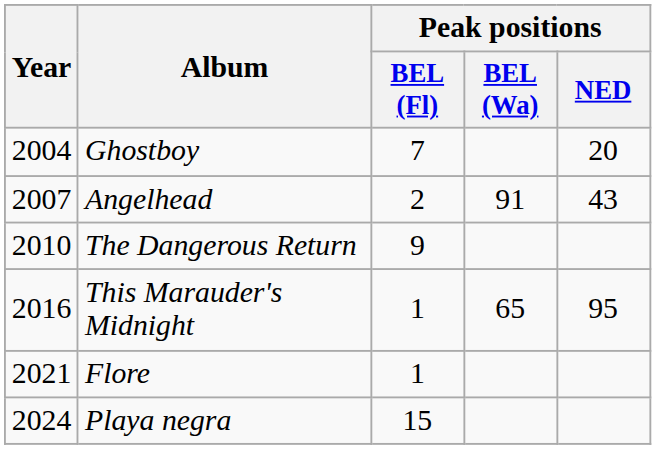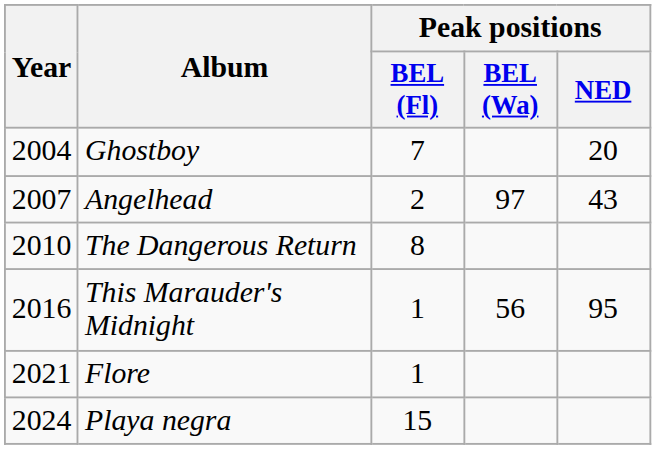(510, 198) 91 -> (510, 198) 97
(417, 245) 9 -> (417, 245) 8
(510, 309) 65 -> (510, 309) 56
